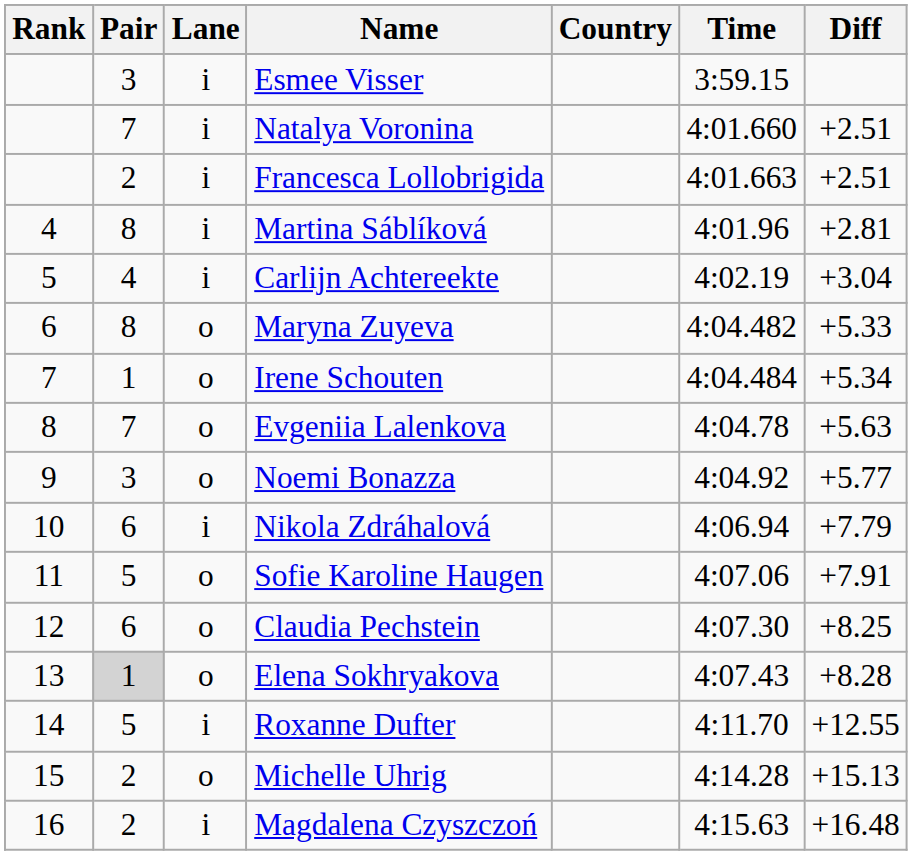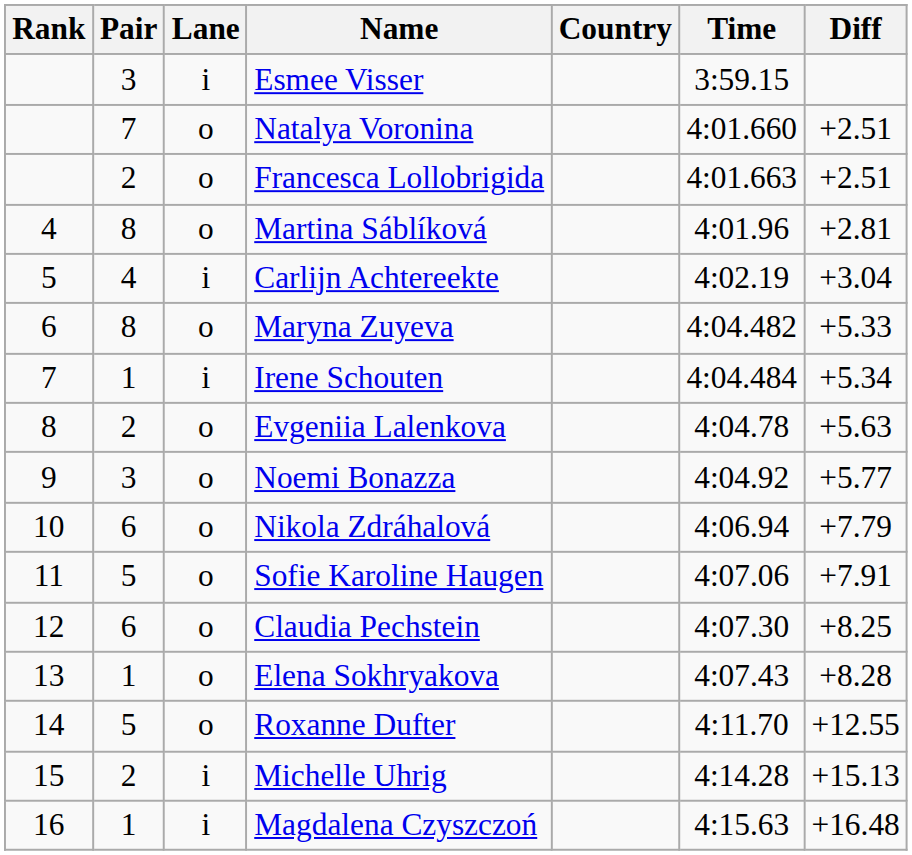(206, 128) i -> (206, 128) o
(206, 178) i -> (206, 178) o
(206, 228) i -> (206, 228) o
(206, 377) o -> (206, 377) i
(129, 427) 7 -> (129, 427) 2
(206, 526) i -> (206, 526) o
(129, 675) lightgrey background -> (129, 675) no background
(206, 725) i -> (206, 725) o
(206, 775) o -> (206, 775) i
(129, 825) 2 -> (129, 825) 1
